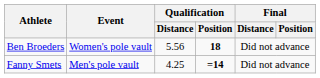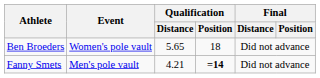(175, 47) 5.56 -> (175, 47) 5.65
(215, 47) bold -> (215, 47) normal
(175, 64) 4.25 -> (175, 64) 4.21
